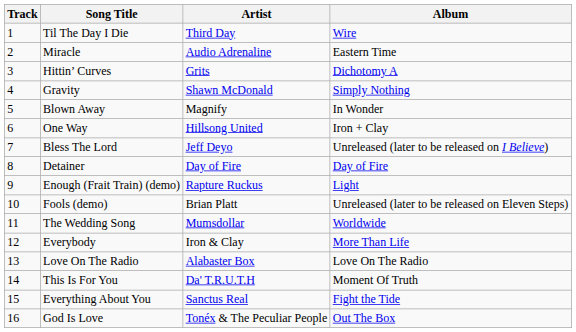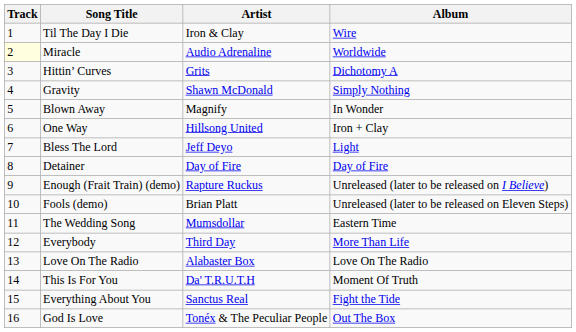(210, 33) Third Day -> (215, 33) Iron & Clay
(10, 52) no background -> (10, 52) lightyellow background
(365, 52) Eastern Time -> (359, 52) Worldwide
(441, 147) Unreleased (later to be released on I Believe) -> (346, 147) Light
(346, 185) Light -> (441, 185) Unreleased (later to be released on I Believe)
(359, 223) Worldwide -> (365, 223) Eastern Time
(215, 242) Iron & Clay -> (210, 242) Third Day
